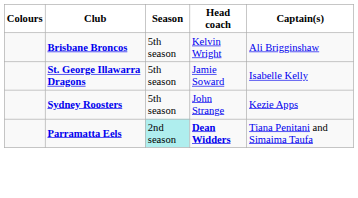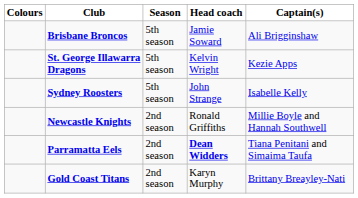(207, 47) Kelvin Wright -> (205, 35) Jamie Soward
(208, 76) Jamie Soward -> (204, 64) Kelvin Wright
(279, 76) Isabelle Kelly -> (273, 64) Kezie Apps
(274, 104) Kezie Apps -> (278, 92) Isabelle Kelly
+ row: (89, 121)
(162, 133) paleturquoise background -> (160, 150) no background
+ row: (88, 178)
